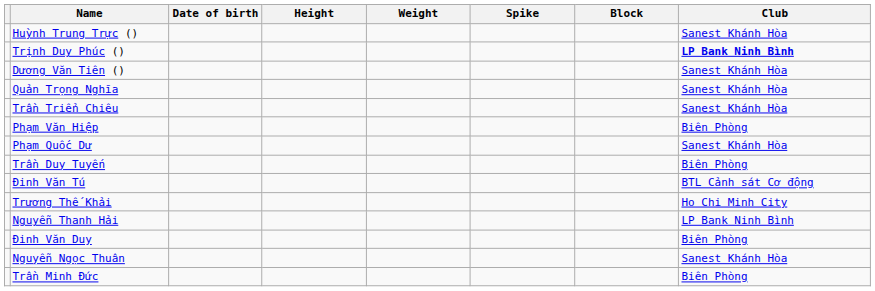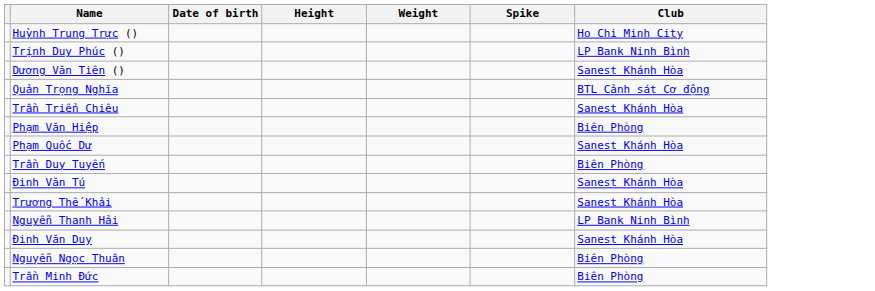- column: (627, 14)
(734, 33) Sanest Khánh Hòa -> (630, 33) Ho Chi Minh City
(738, 52) bold -> (633, 52) normal
(734, 89) Sanest Khánh Hòa -> (643, 89) BTL Cảnh sát Cơ động
(748, 183) BTL Cảnh sát Cơ động -> (630, 183) Sanest Khánh Hòa
(734, 202) Ho Chi Minh City -> (630, 202) Sanest Khánh Hòa
(715, 240) Biên Phòng -> (630, 240) Sanest Khánh Hòa
(734, 258) Sanest Khánh Hòa -> (610, 258) Biên Phòng
